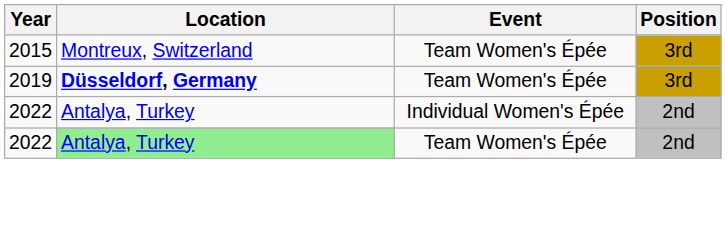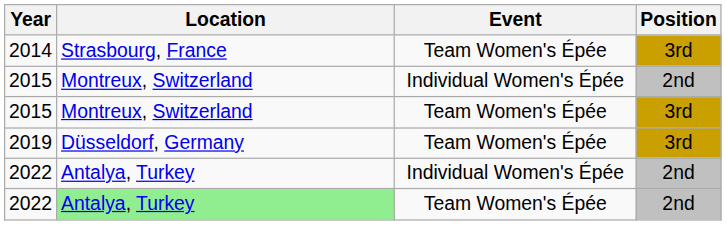+ row: (31, 50)
+ row: (31, 81)
(159, 81) bold -> (153, 142) normal
